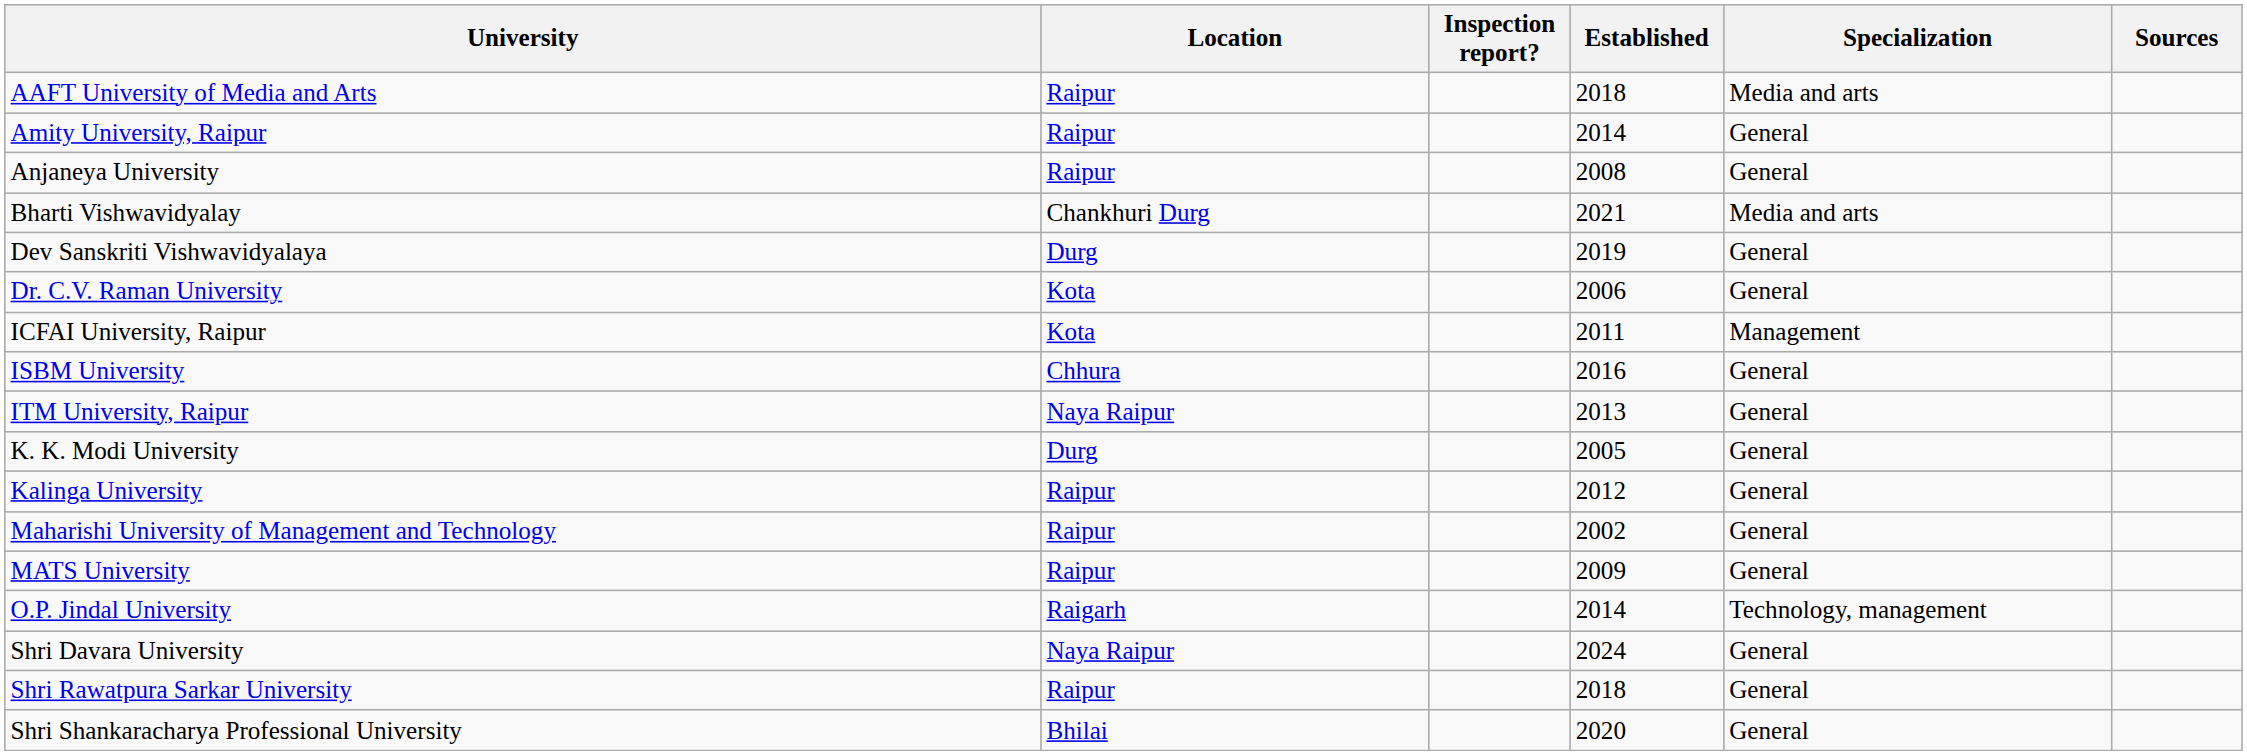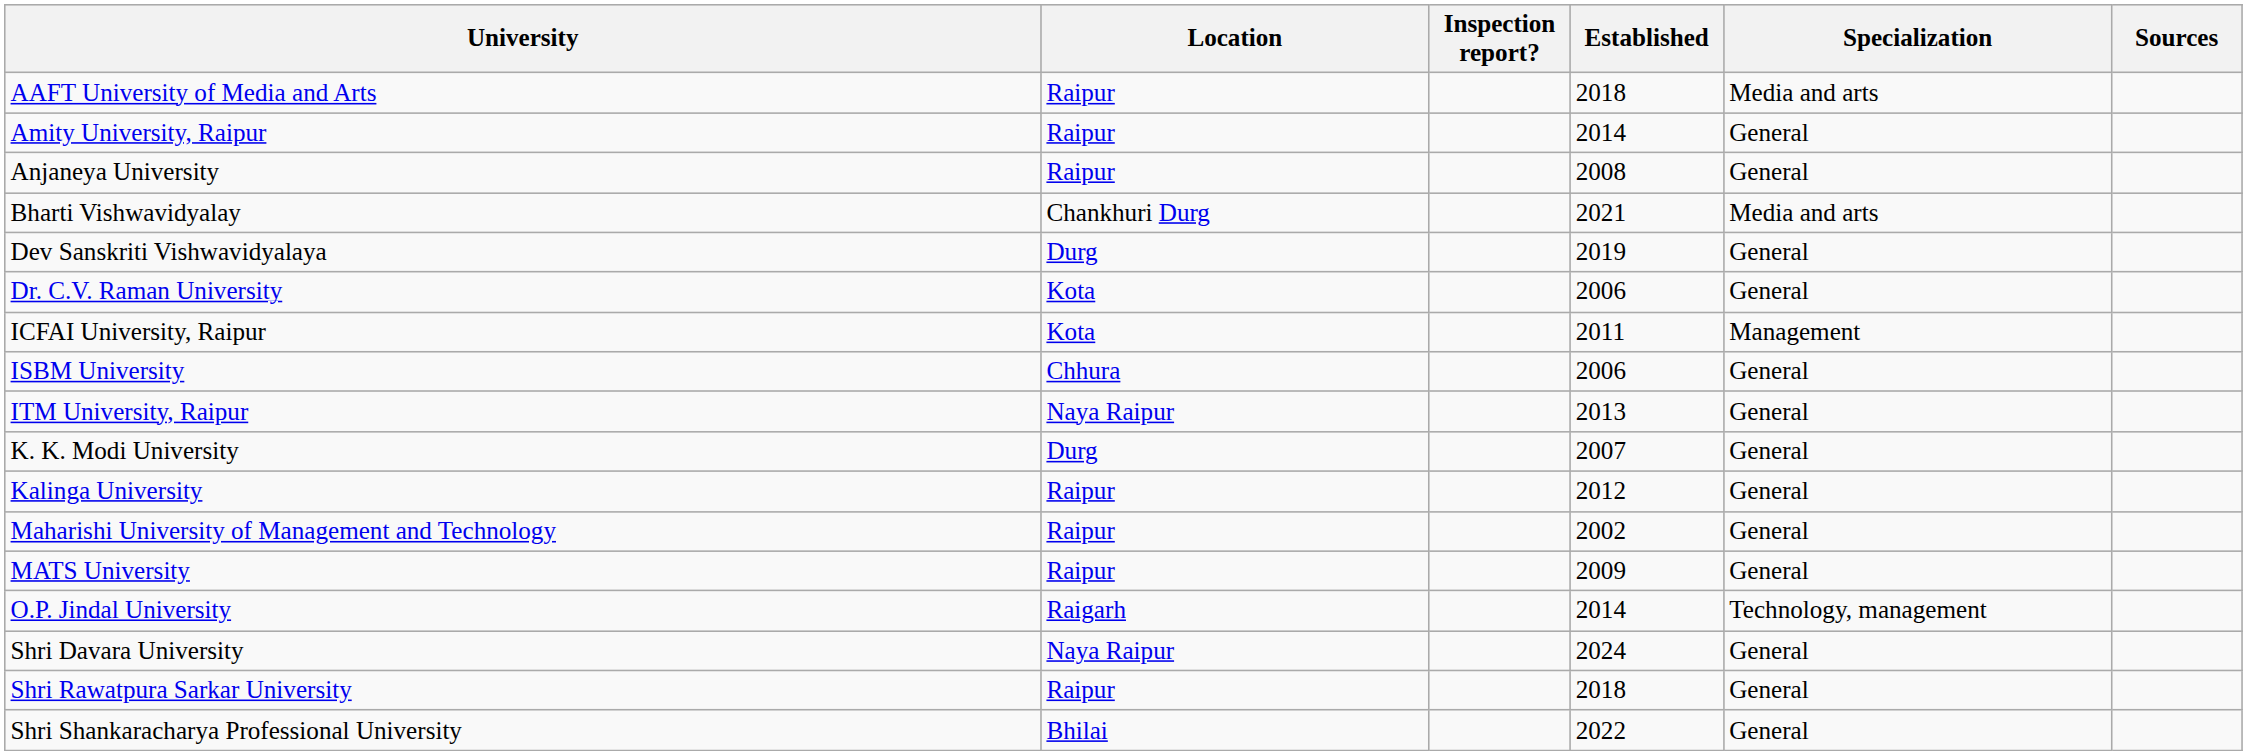(1601, 371) 2016 -> (1601, 371) 2006
(1601, 451) 2005 -> (1601, 451) 2007
(1601, 729) 2020 -> (1601, 729) 2022
